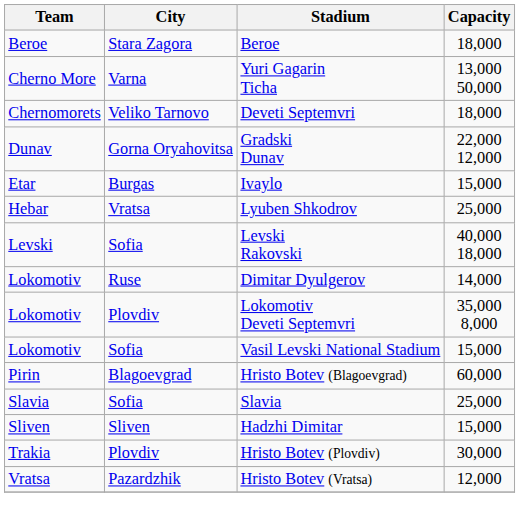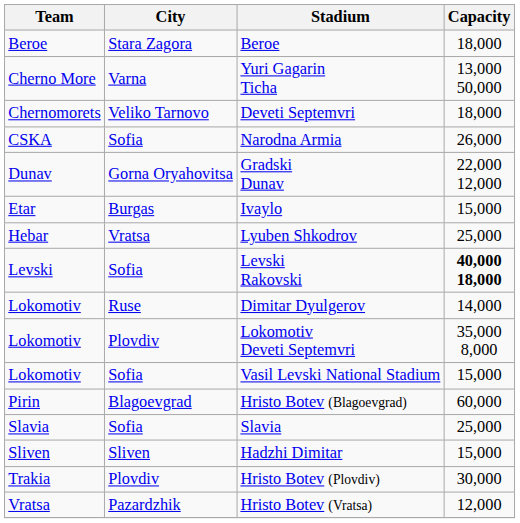+ row: (291, 139)
(479, 244) normal -> (479, 270) bold
